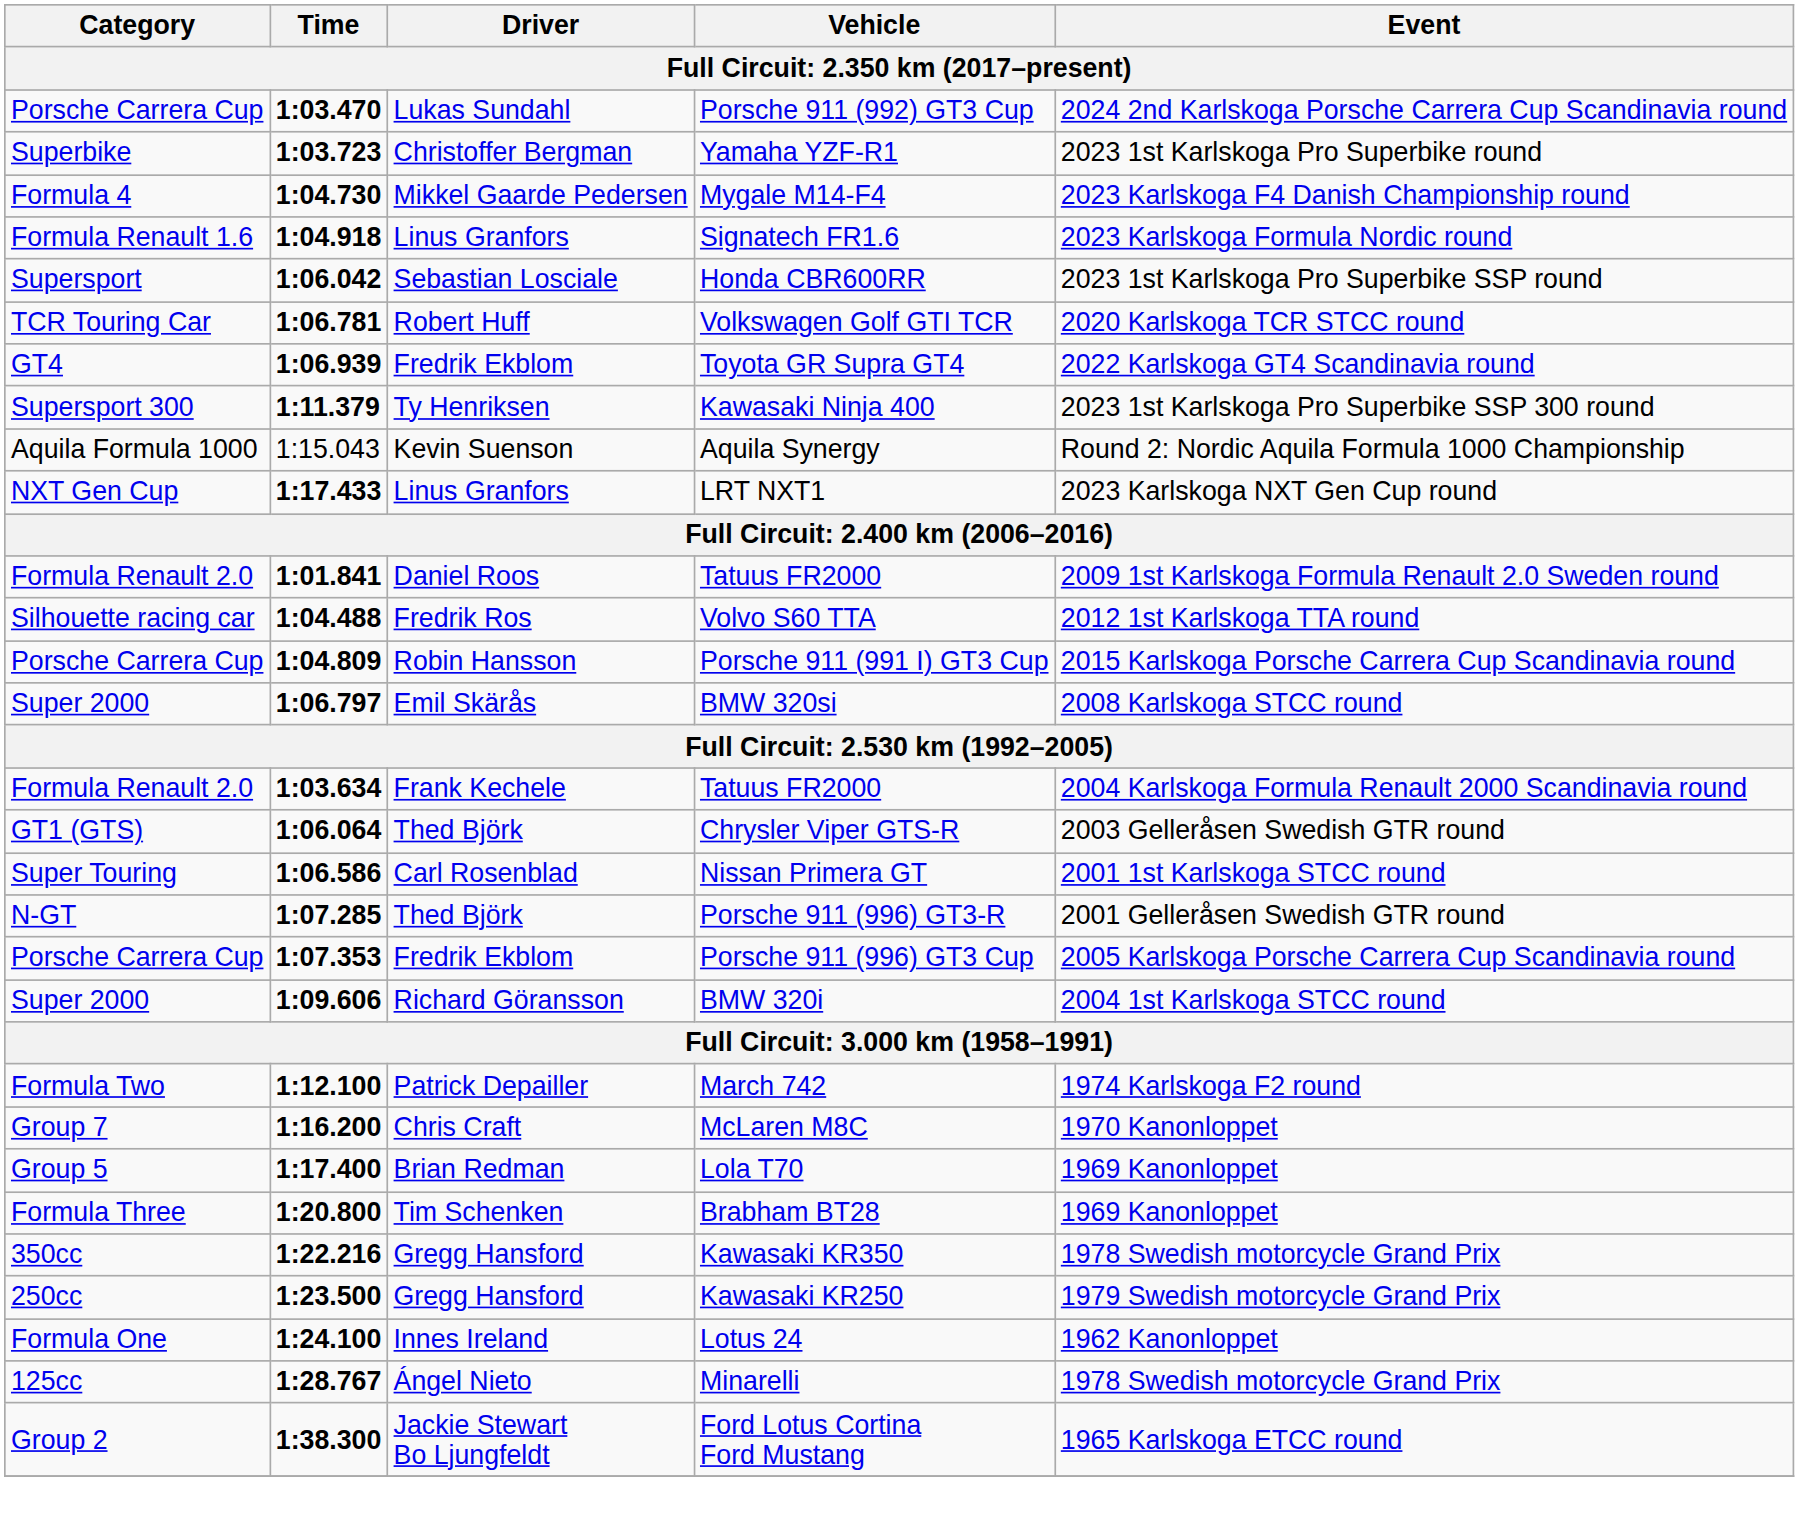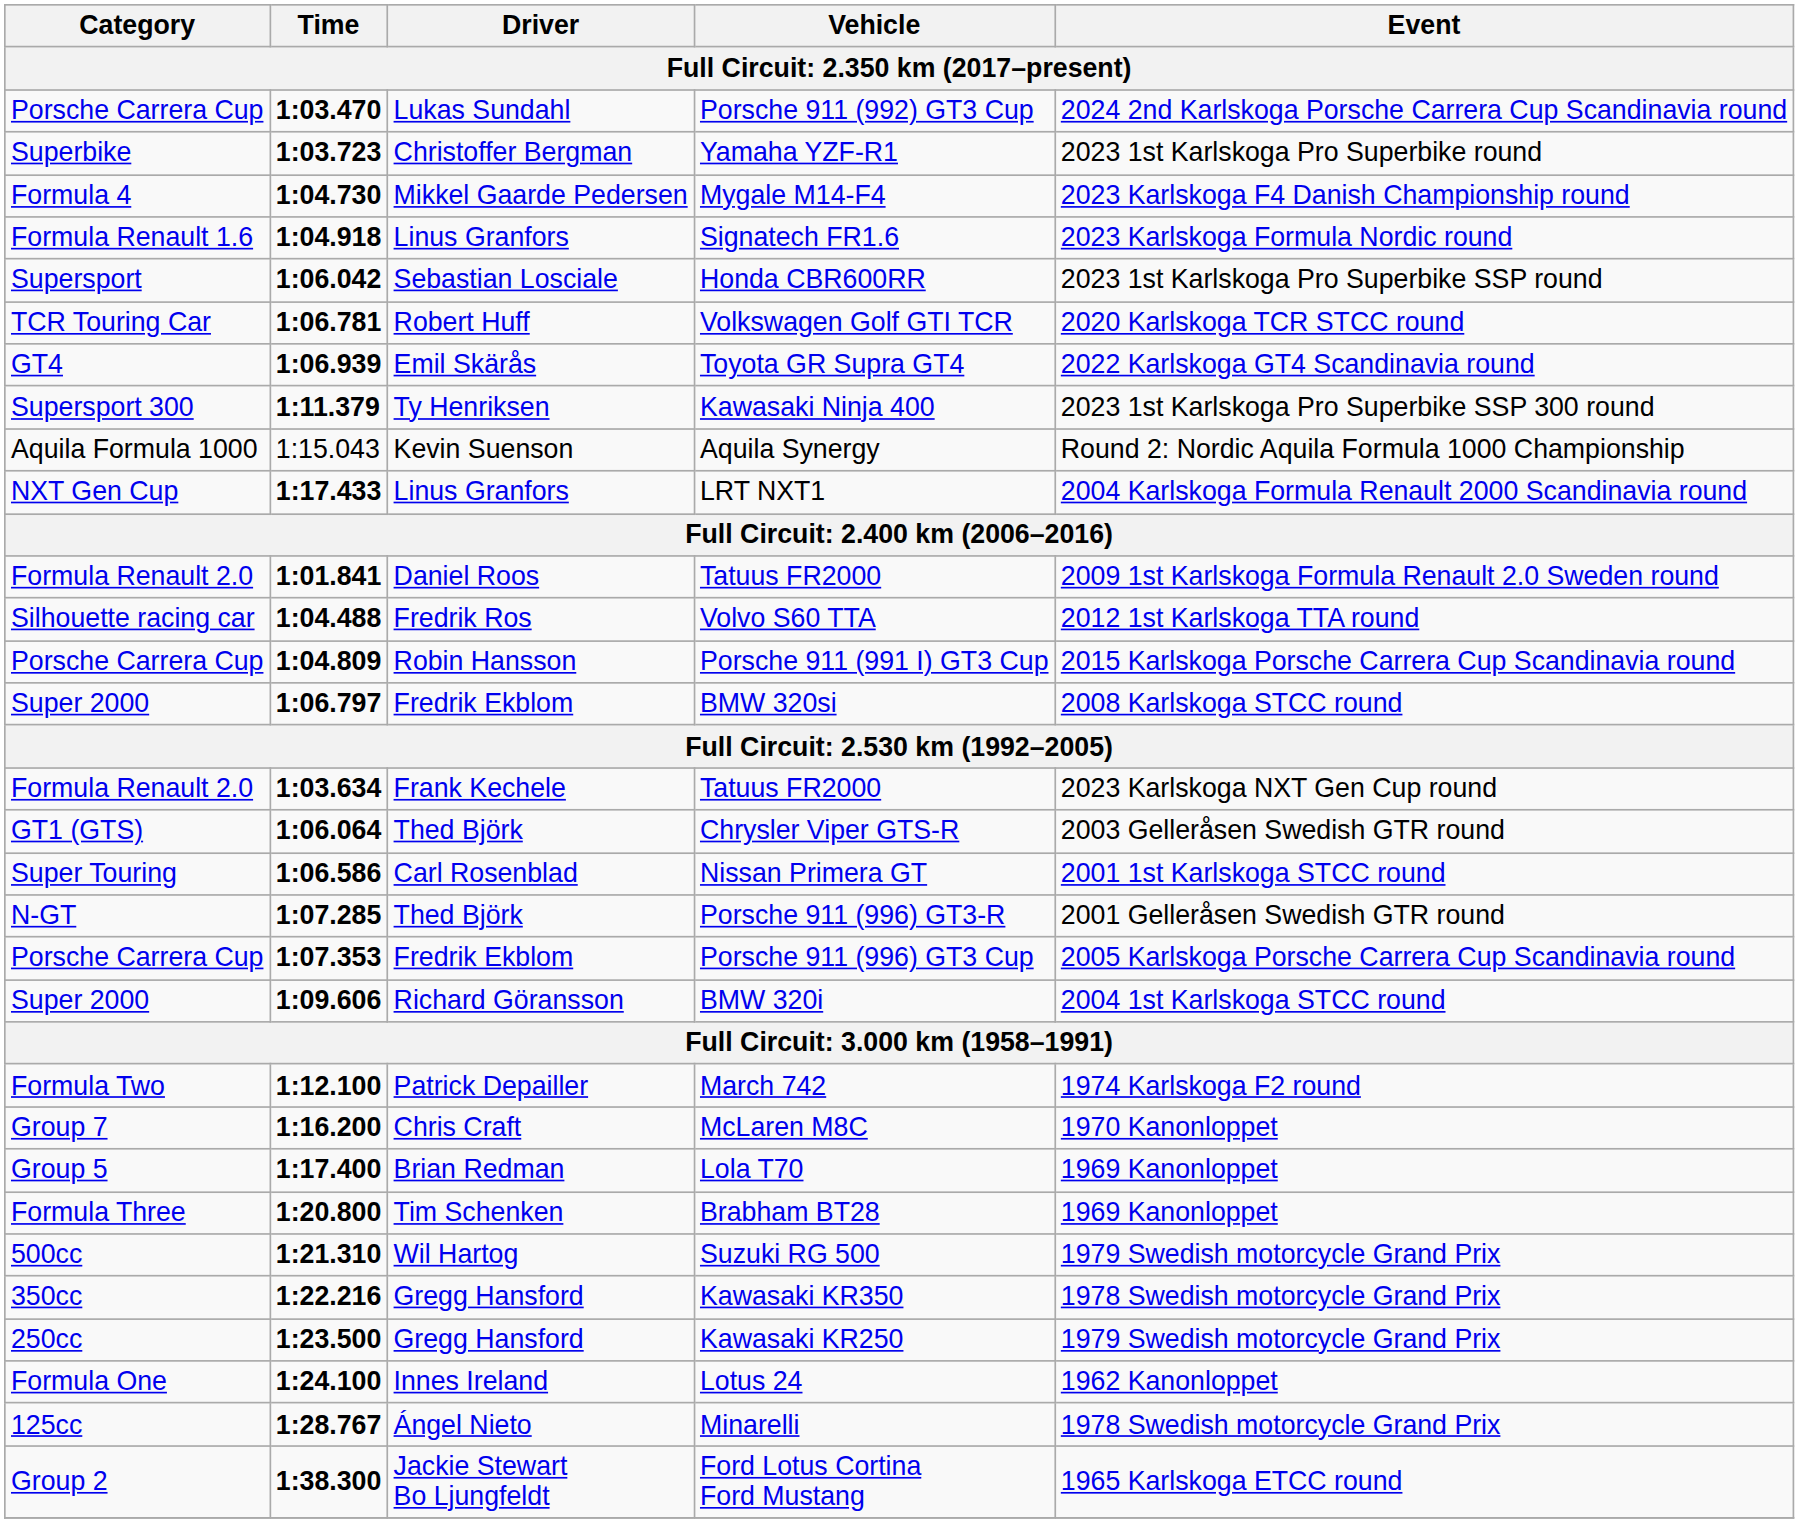(483, 364) Fredrik Ekblom -> (465, 364) Emil Skärås
(1279, 491) 2023 Karlskoga NXT Gen Cup round -> (1404, 491) 2004 Karlskoga Formula Renault 2000 Scandinavia round
(465, 703) Emil Skärås -> (483, 703) Fredrik Ekblom
(1404, 788) 2004 Karlskoga Formula Renault 2000 Scandinavia round -> (1279, 788) 2023 Karlskoga NXT Gen Cup round
+ row: (329, 1254)
